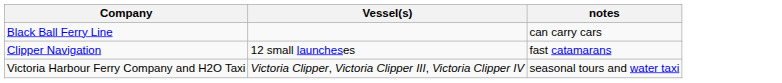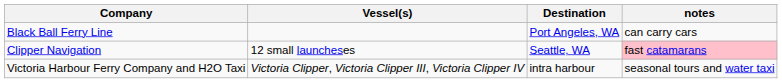+ column: (574, 13)
(570, 50) no background -> (666, 50) pink background
